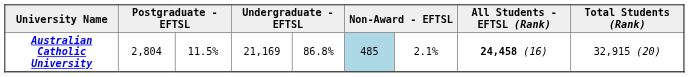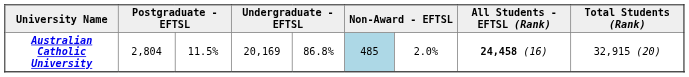(262, 52) 21,169 -> (262, 52) 20,169
(426, 52) 2.1% -> (426, 52) 2.0%
